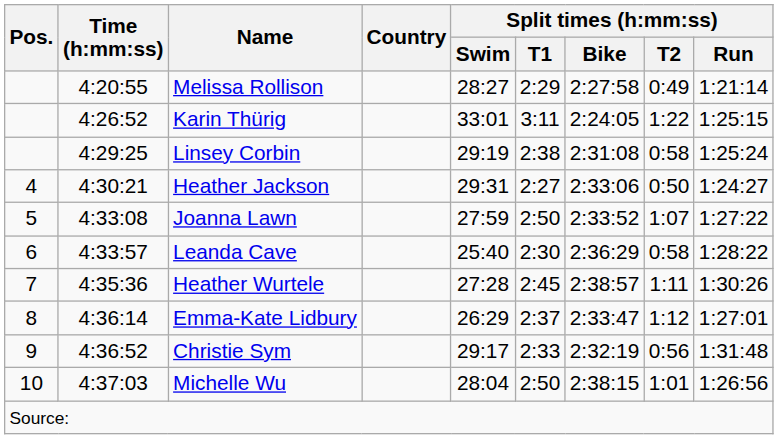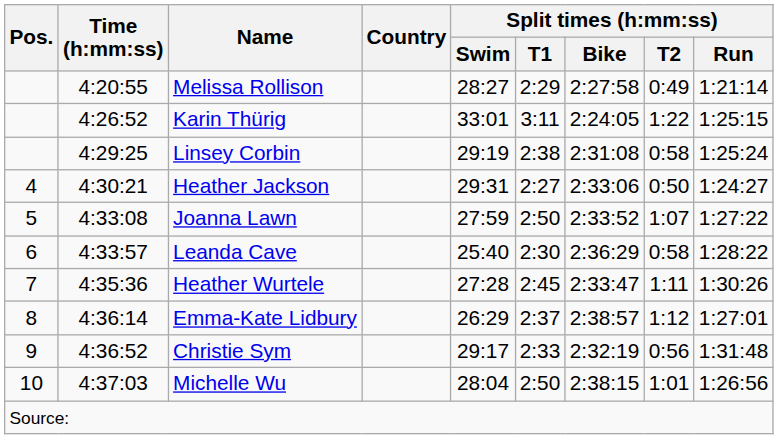(605, 284) 2:38:57 -> (605, 284) 2:33:47
(605, 317) 2:33:47 -> (605, 317) 2:38:57
